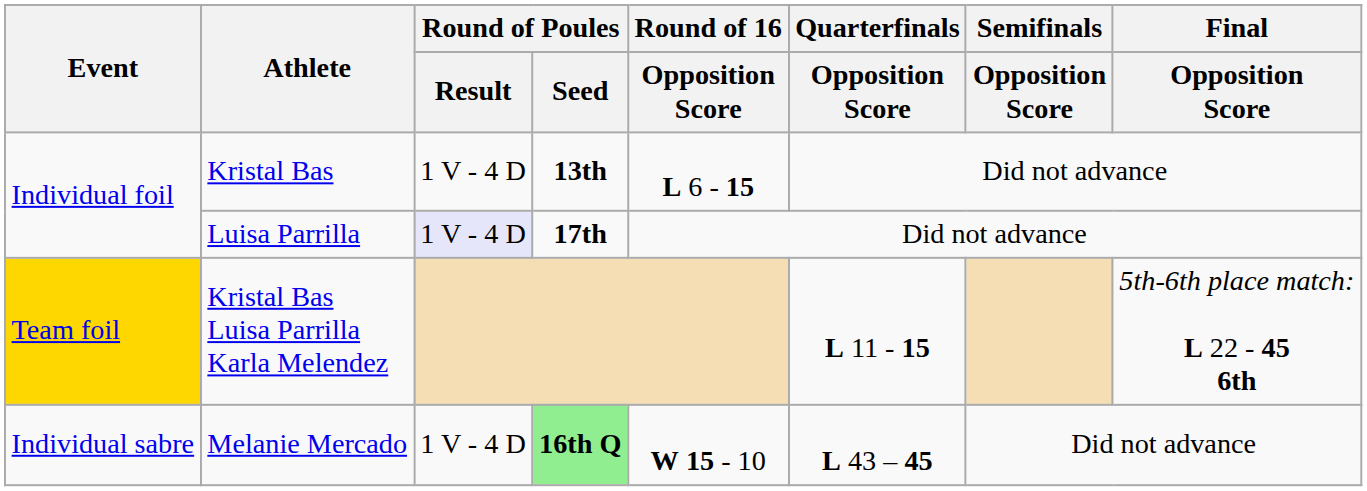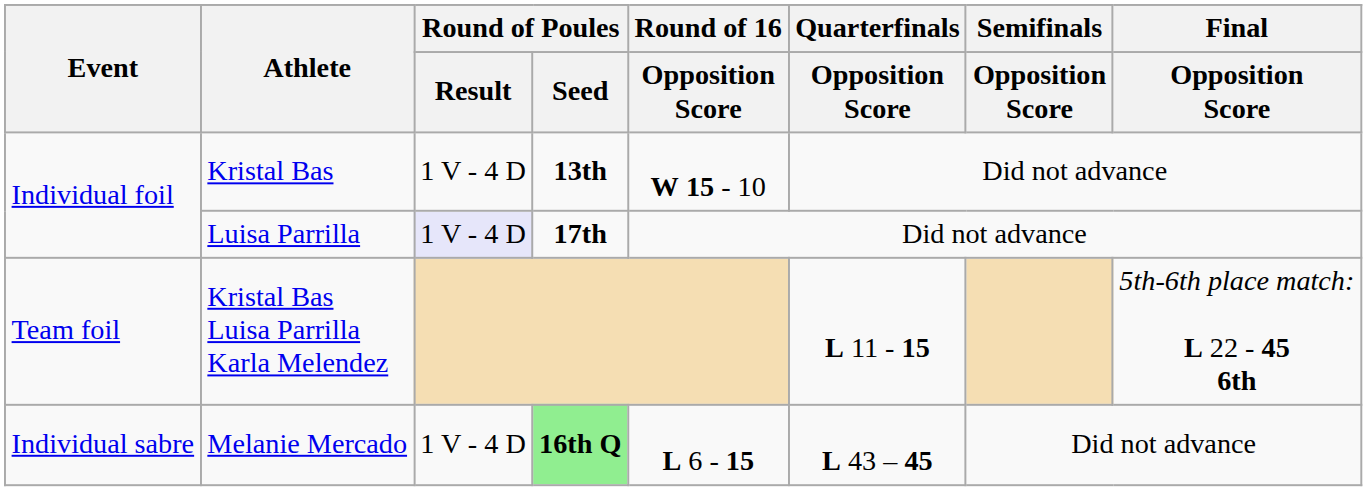(708, 187) L 6 - 15 -> (708, 187) W 15 - 10
(66, 330) gold background -> (66, 330) no background
(708, 460) W 15 - 10 -> (708, 460) L 6 - 15
